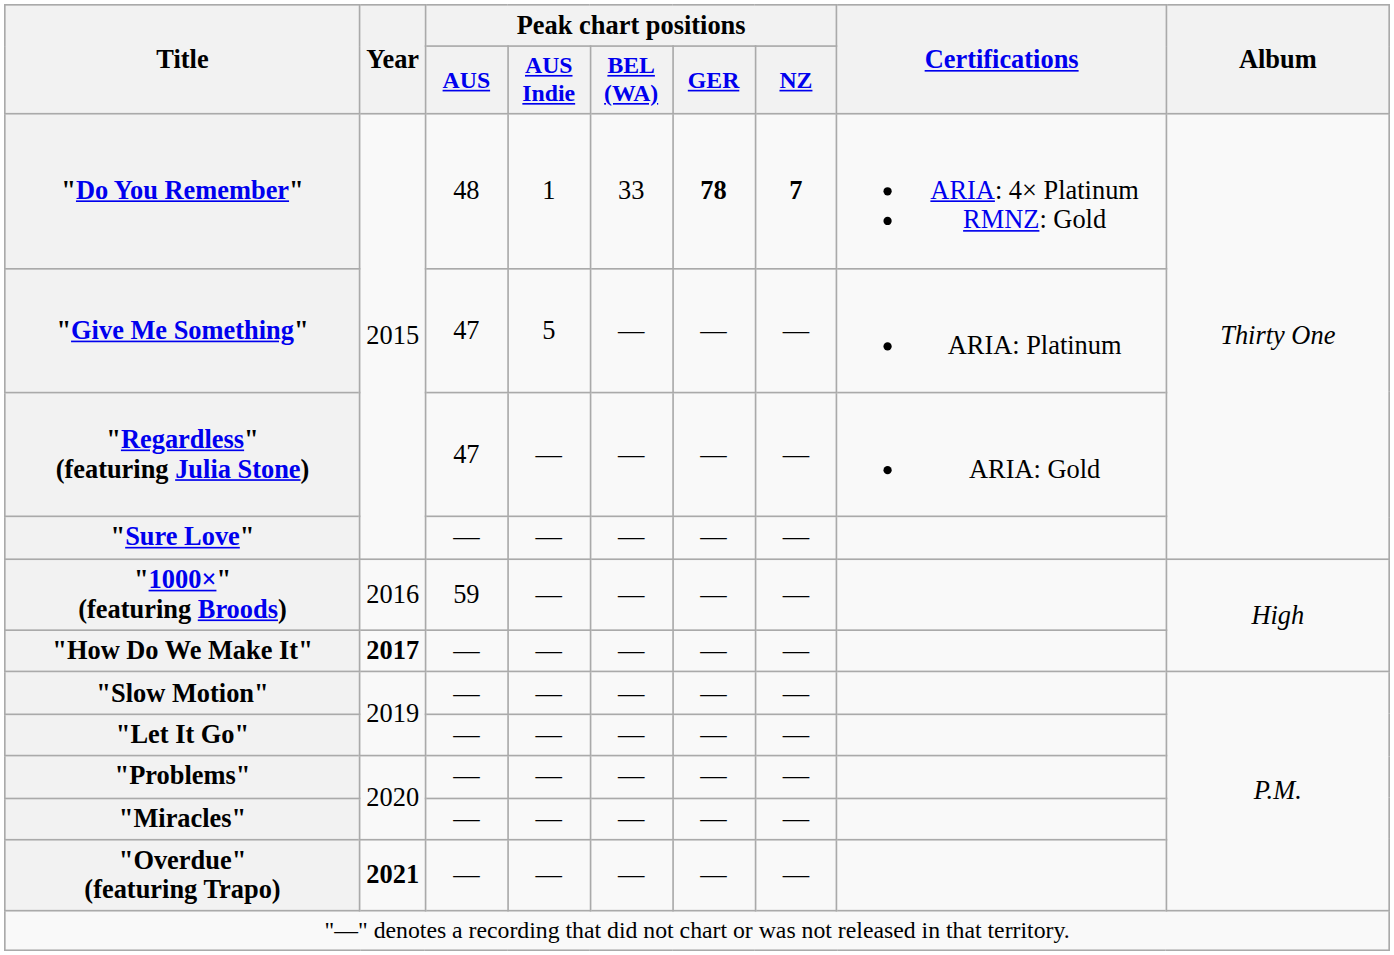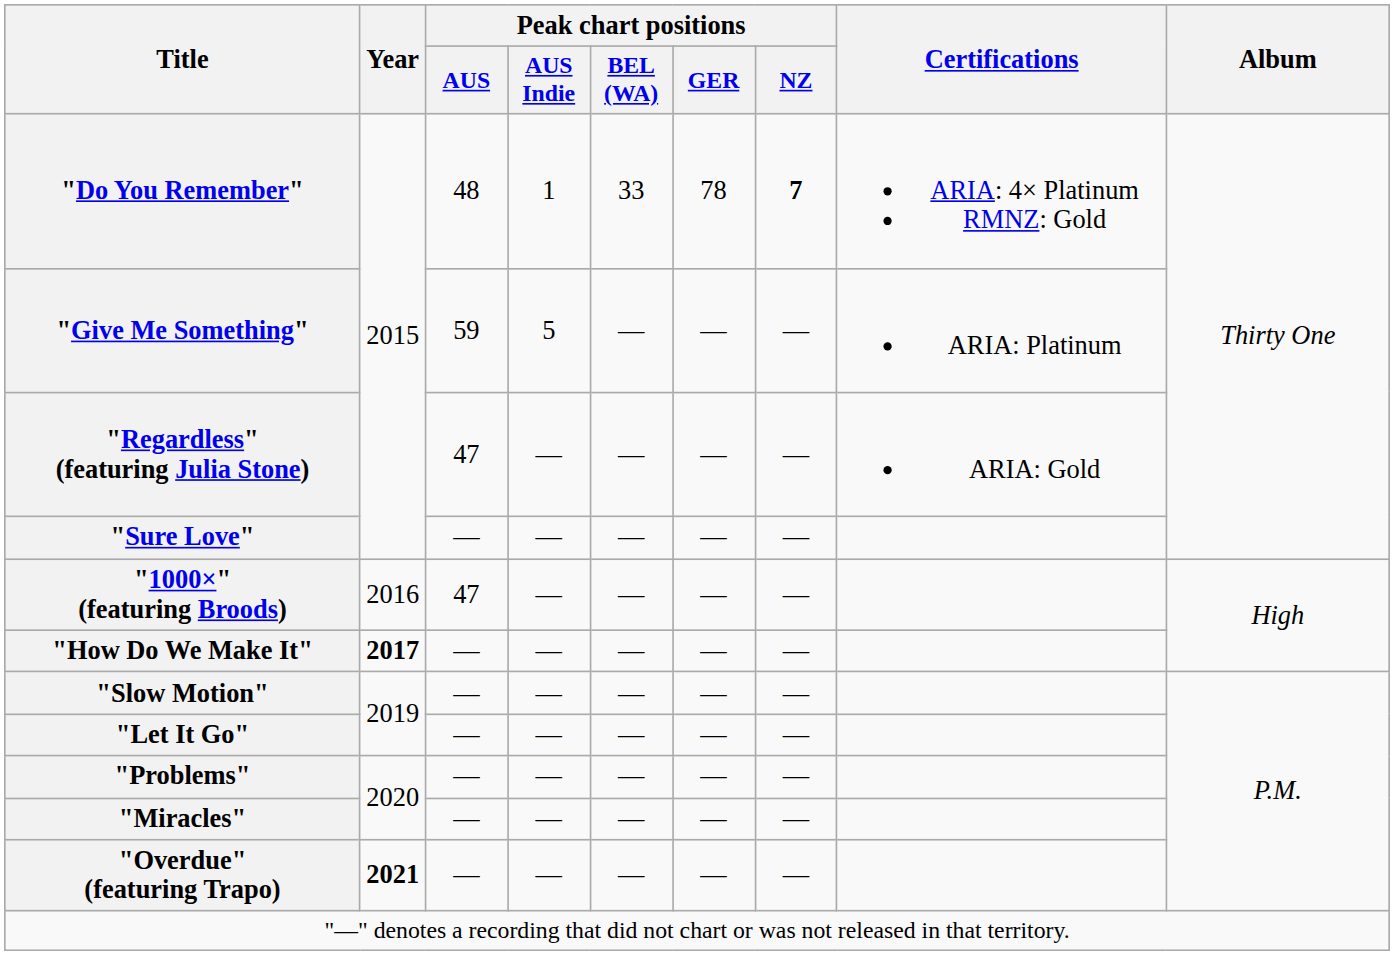(714, 190) bold -> (714, 190) normal
(466, 329) 47 -> (466, 329) 59
(466, 594) 59 -> (466, 594) 47
